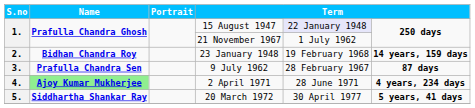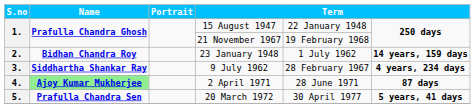(327, 26) lavender background -> (327, 26) no background
(327, 40) 1 July 1962 -> (327, 40) 19 February 1968
(327, 54) 19 February 1968 -> (327, 54) 1 July 1962
(89, 68) Prafulla Chandra Sen -> (89, 68) Siddhartha Shankar Ray
(420, 68) 87 days -> (420, 68) 4 years, 234 days
(420, 82) 4 years, 234 days -> (420, 82) 87 days
(89, 97) Siddhartha Shankar Ray -> (89, 97) Prafulla Chandra Sen
